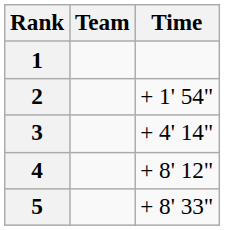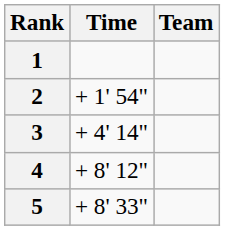columns swapped: (102, 22) <-> (177, 22)
